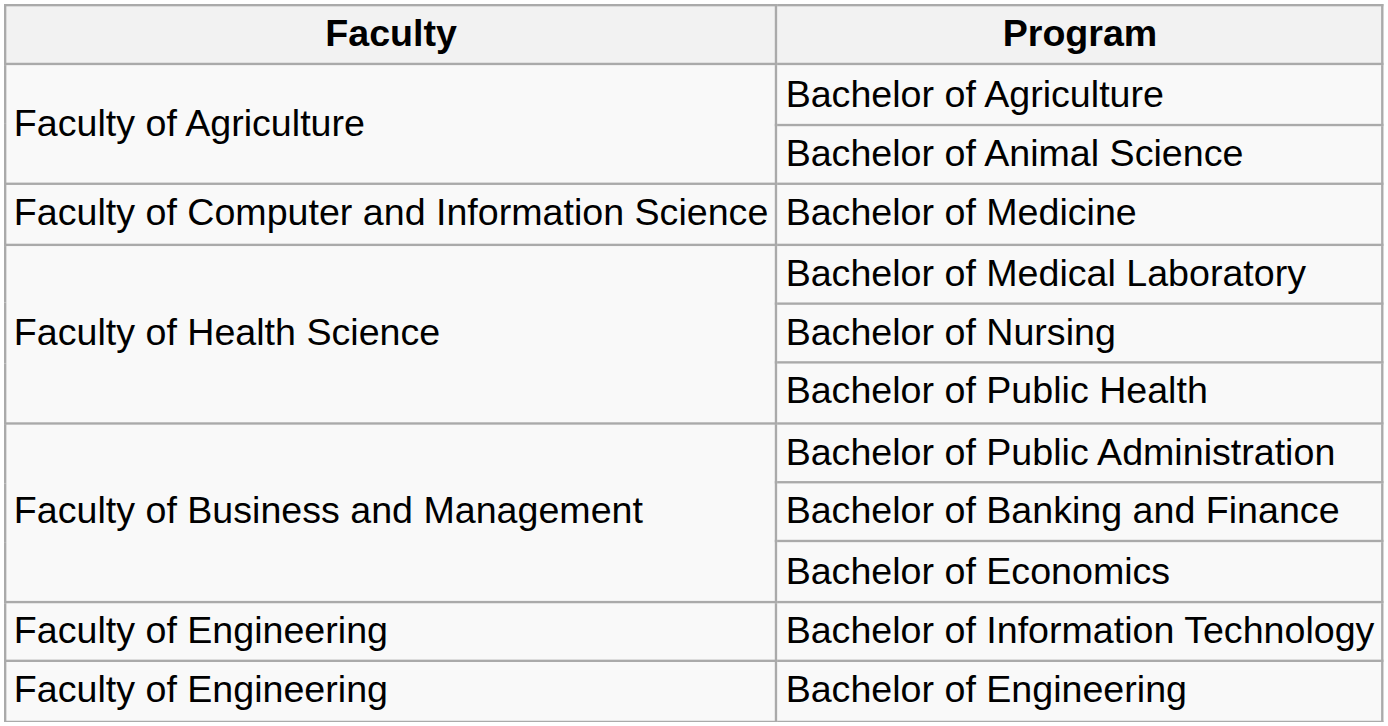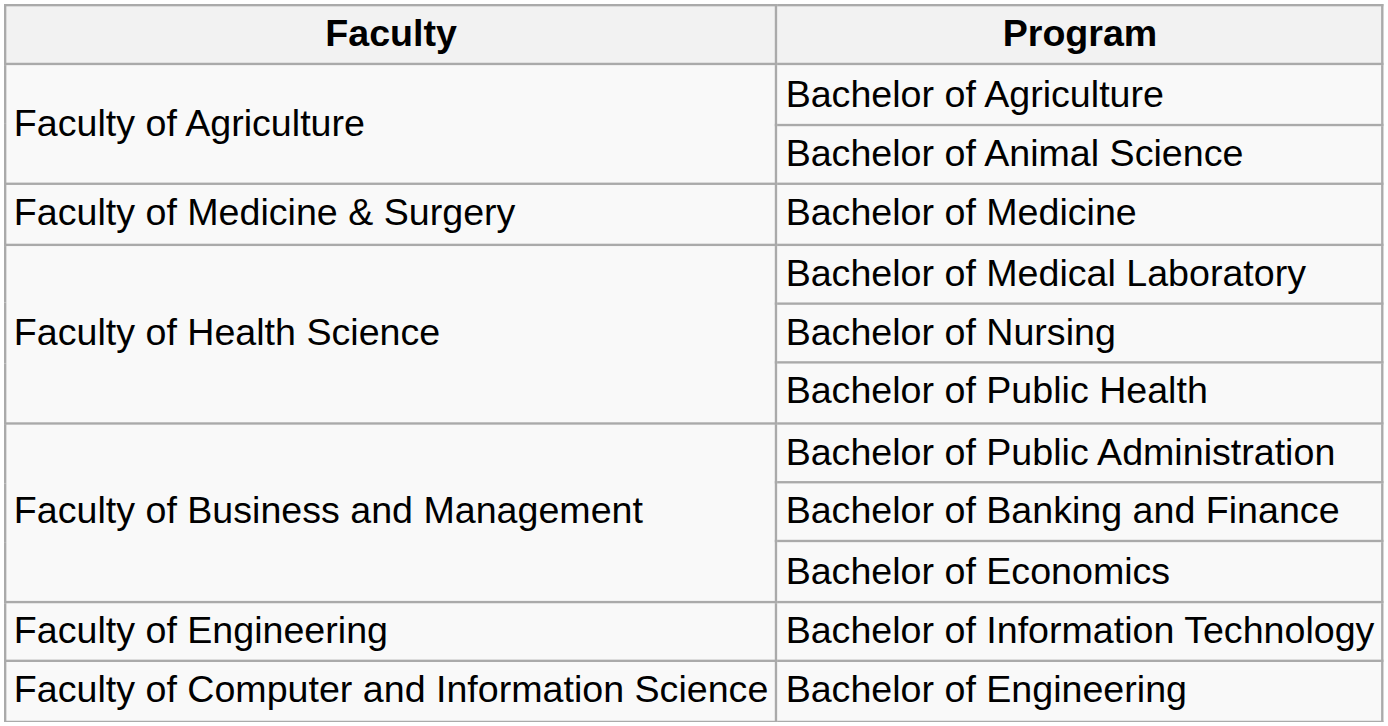(391, 213) Faculty of Computer and Information Science -> (265, 213) Faculty of Medicine & Surgery
(201, 690) Faculty of Engineering -> (391, 690) Faculty of Computer and Information Science
